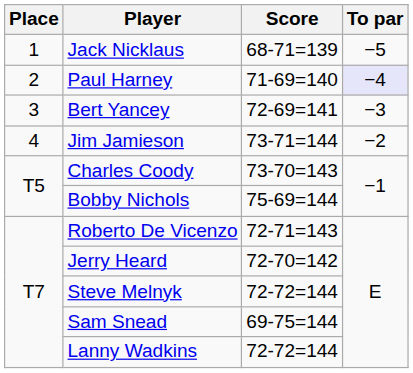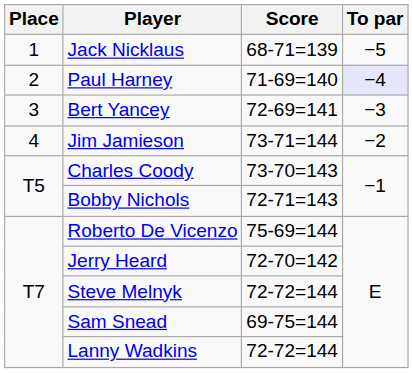(292, 200) 75-69=144 -> (292, 200) 72-71=143
(292, 230) 72-71=143 -> (292, 230) 75-69=144
